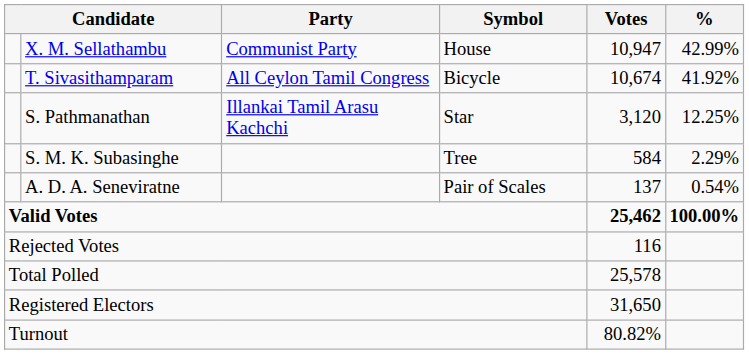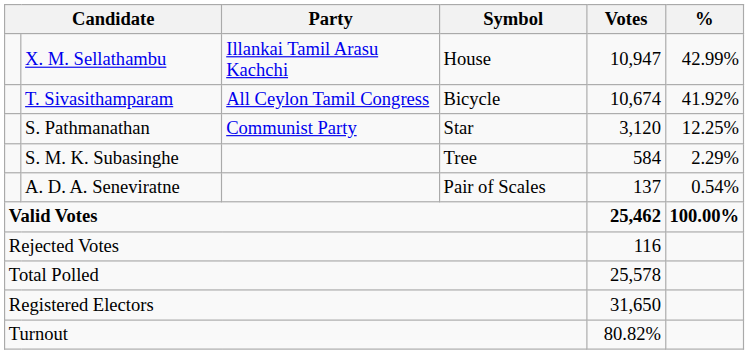(291, 48) Communist Party -> (302, 59) Illankai Tamil Arasu Kachchi
(302, 117) Illankai Tamil Arasu Kachchi -> (291, 128) Communist Party
